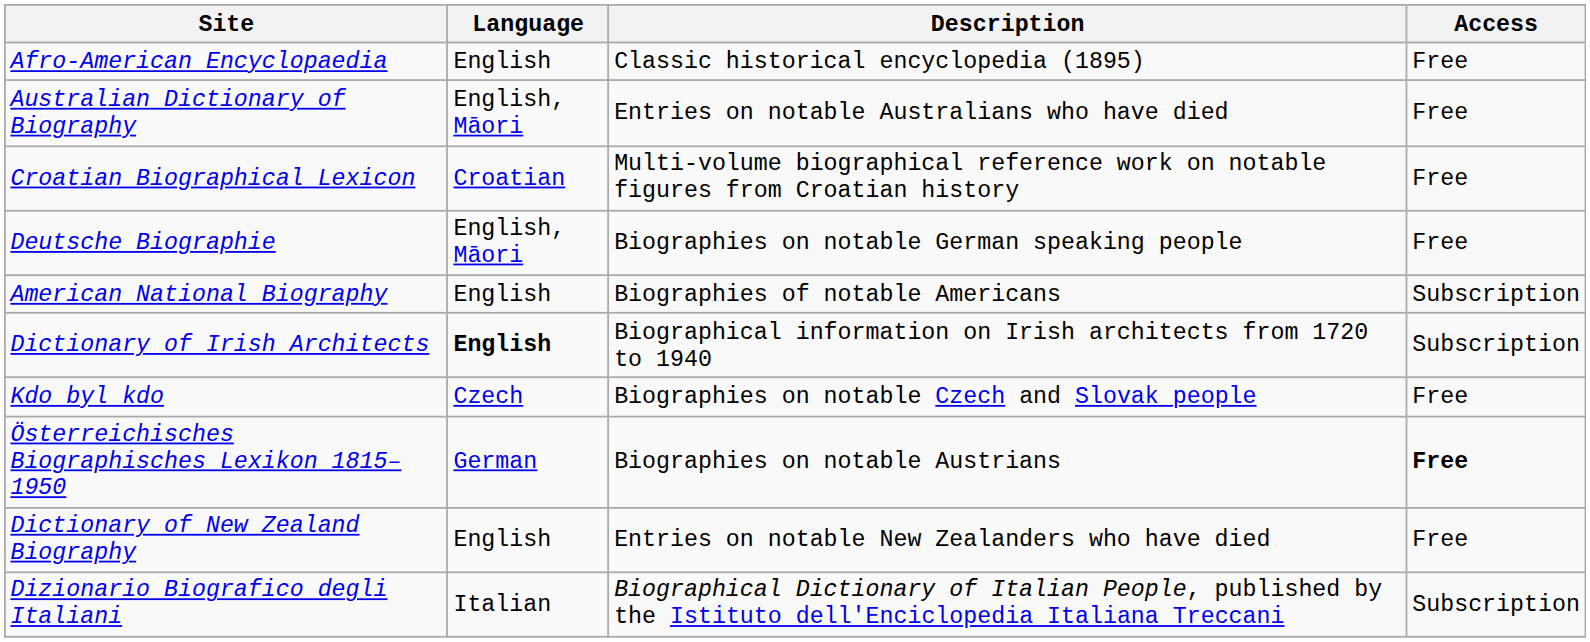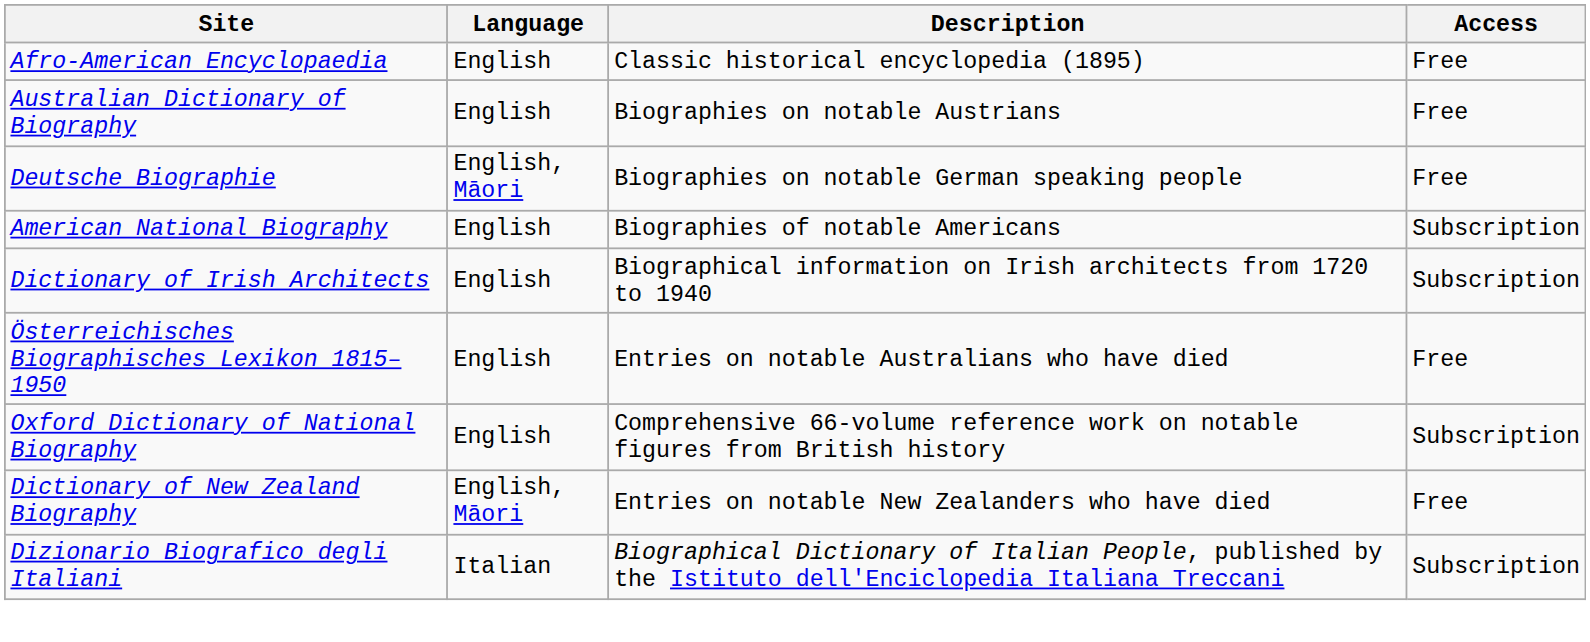(509, 113) English, Māori -> (502, 113) English
(921, 113) Entries on notable Australians who have died -> (838, 113) Biographies on notable Austrians
- row: (213, 178)
(502, 345) bold -> (502, 281) normal
- row: (87, 397)
(495, 462) German -> (502, 359) English
(838, 462) Biographies on notable Austrians -> (921, 359) Entries on notable Australians who have died
(1440, 462) bold -> (1440, 359) normal
+ row: (213, 437)
(502, 540) English -> (509, 502) English, Māori
